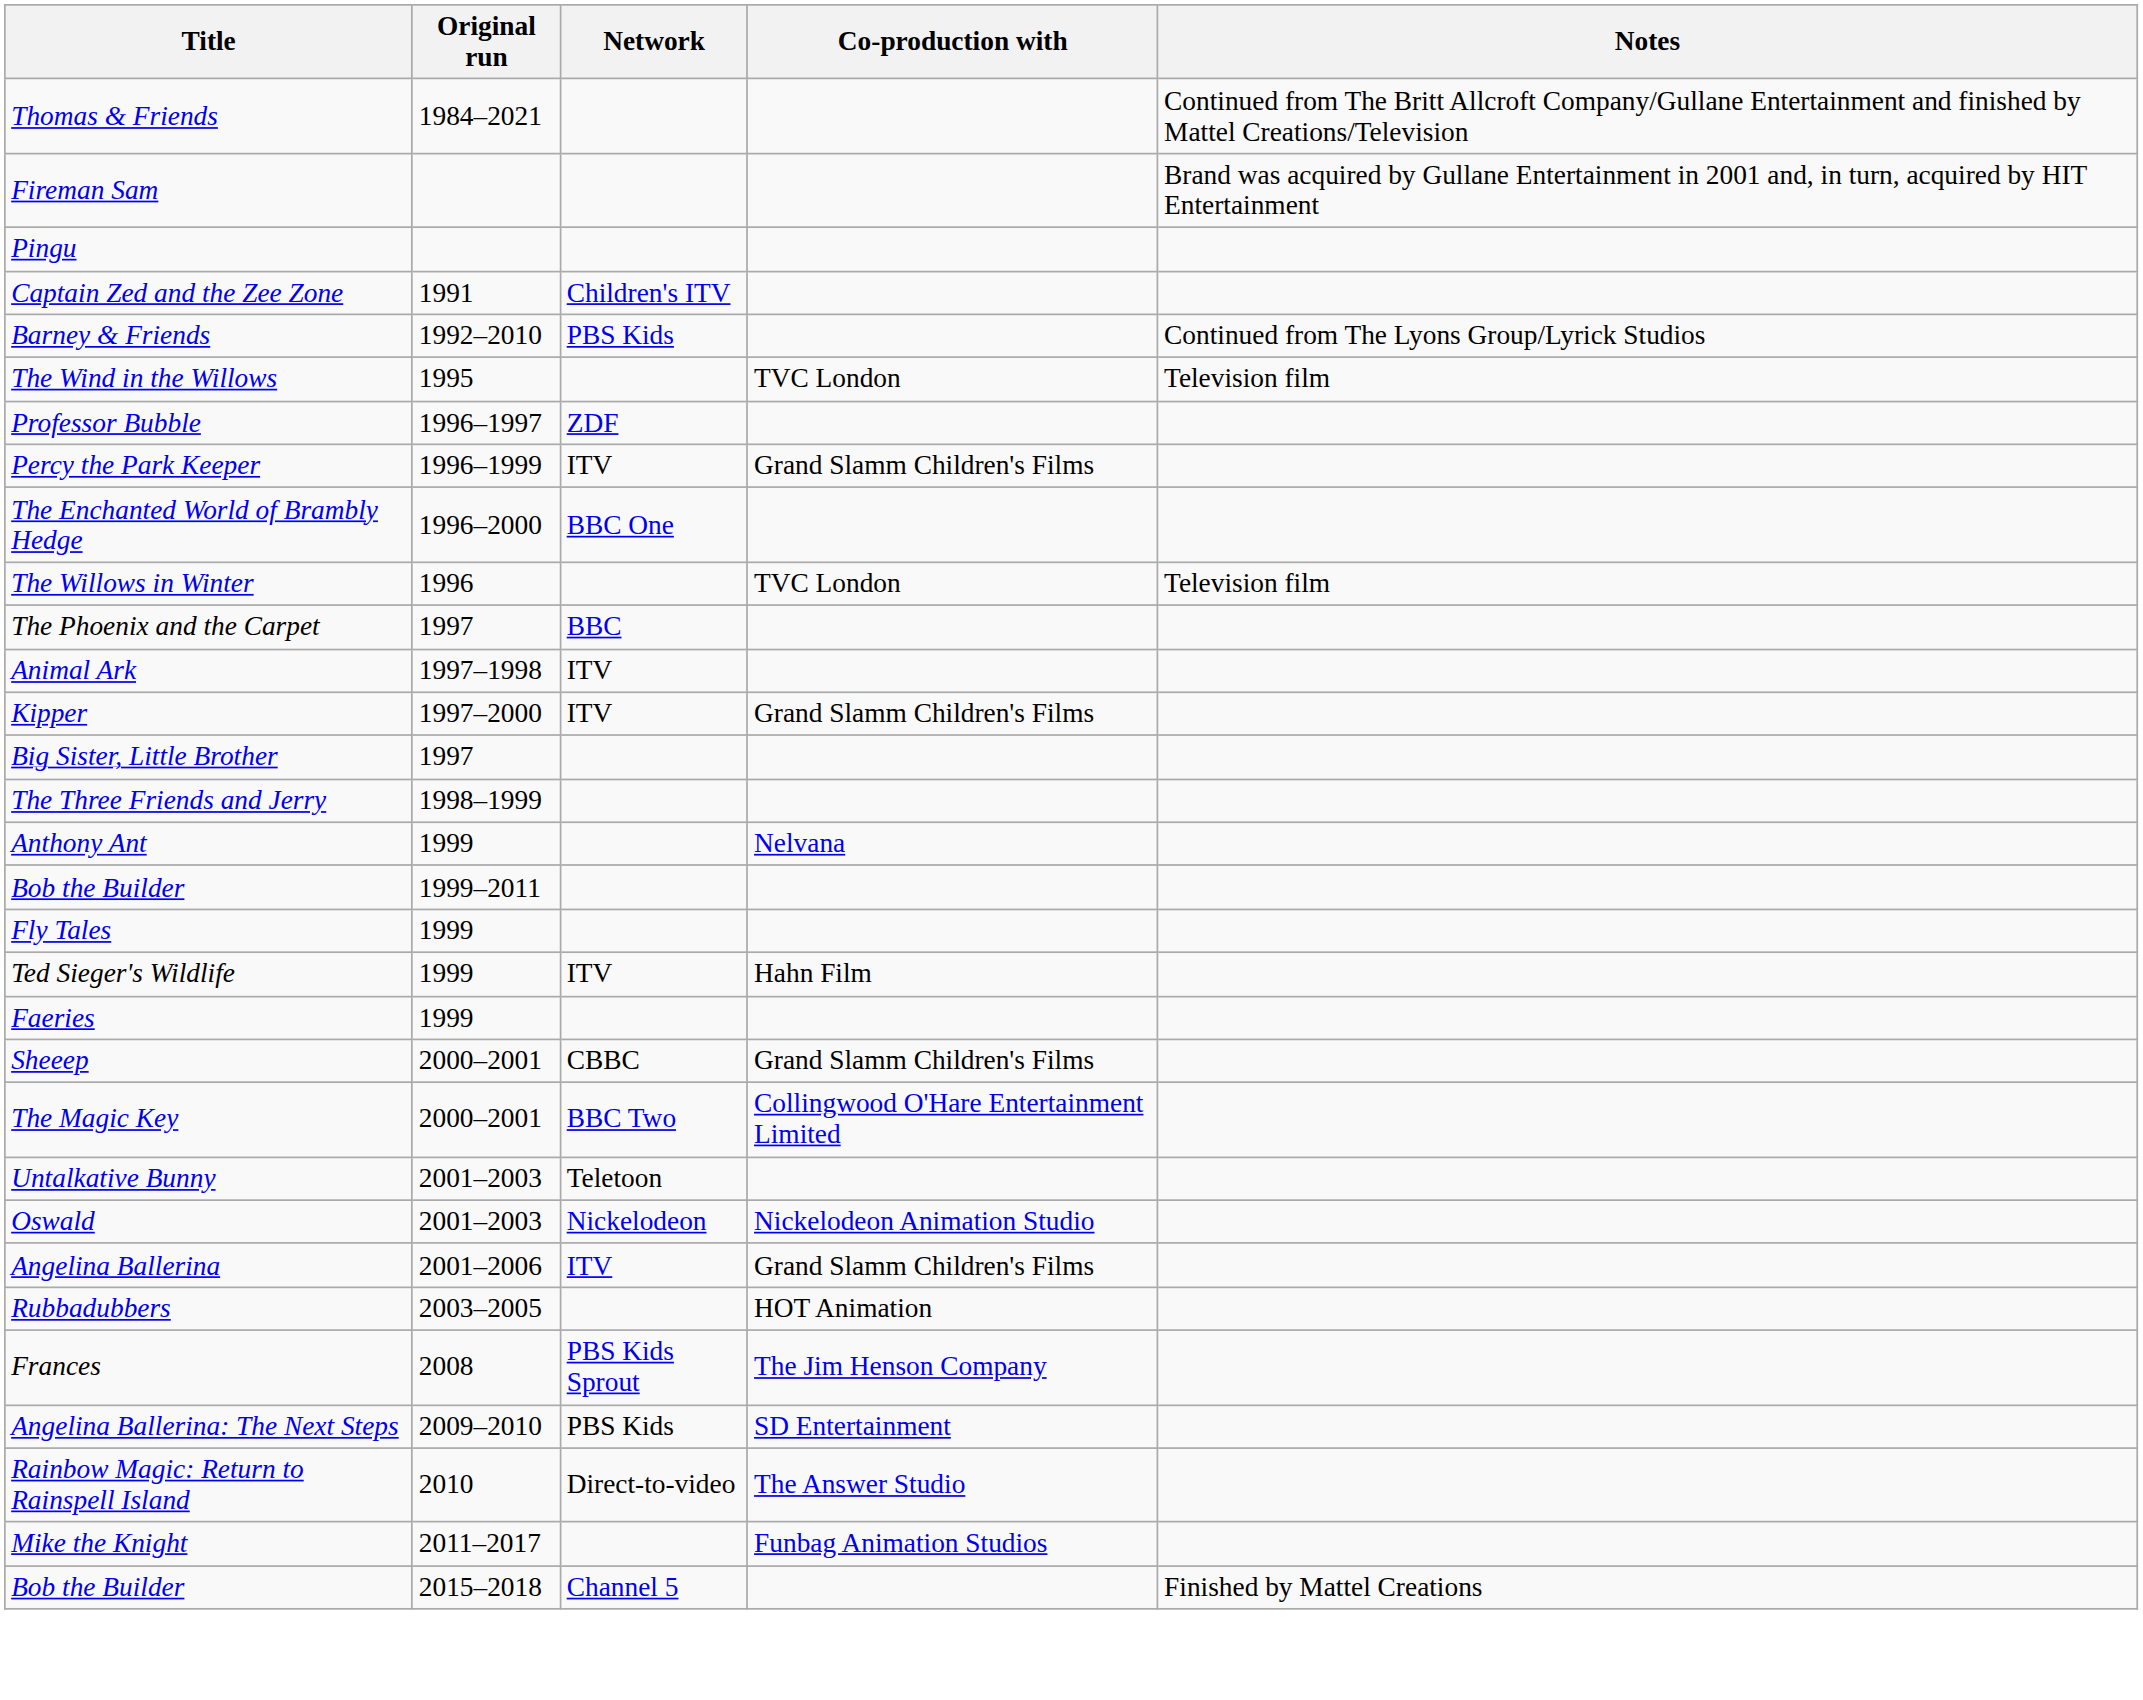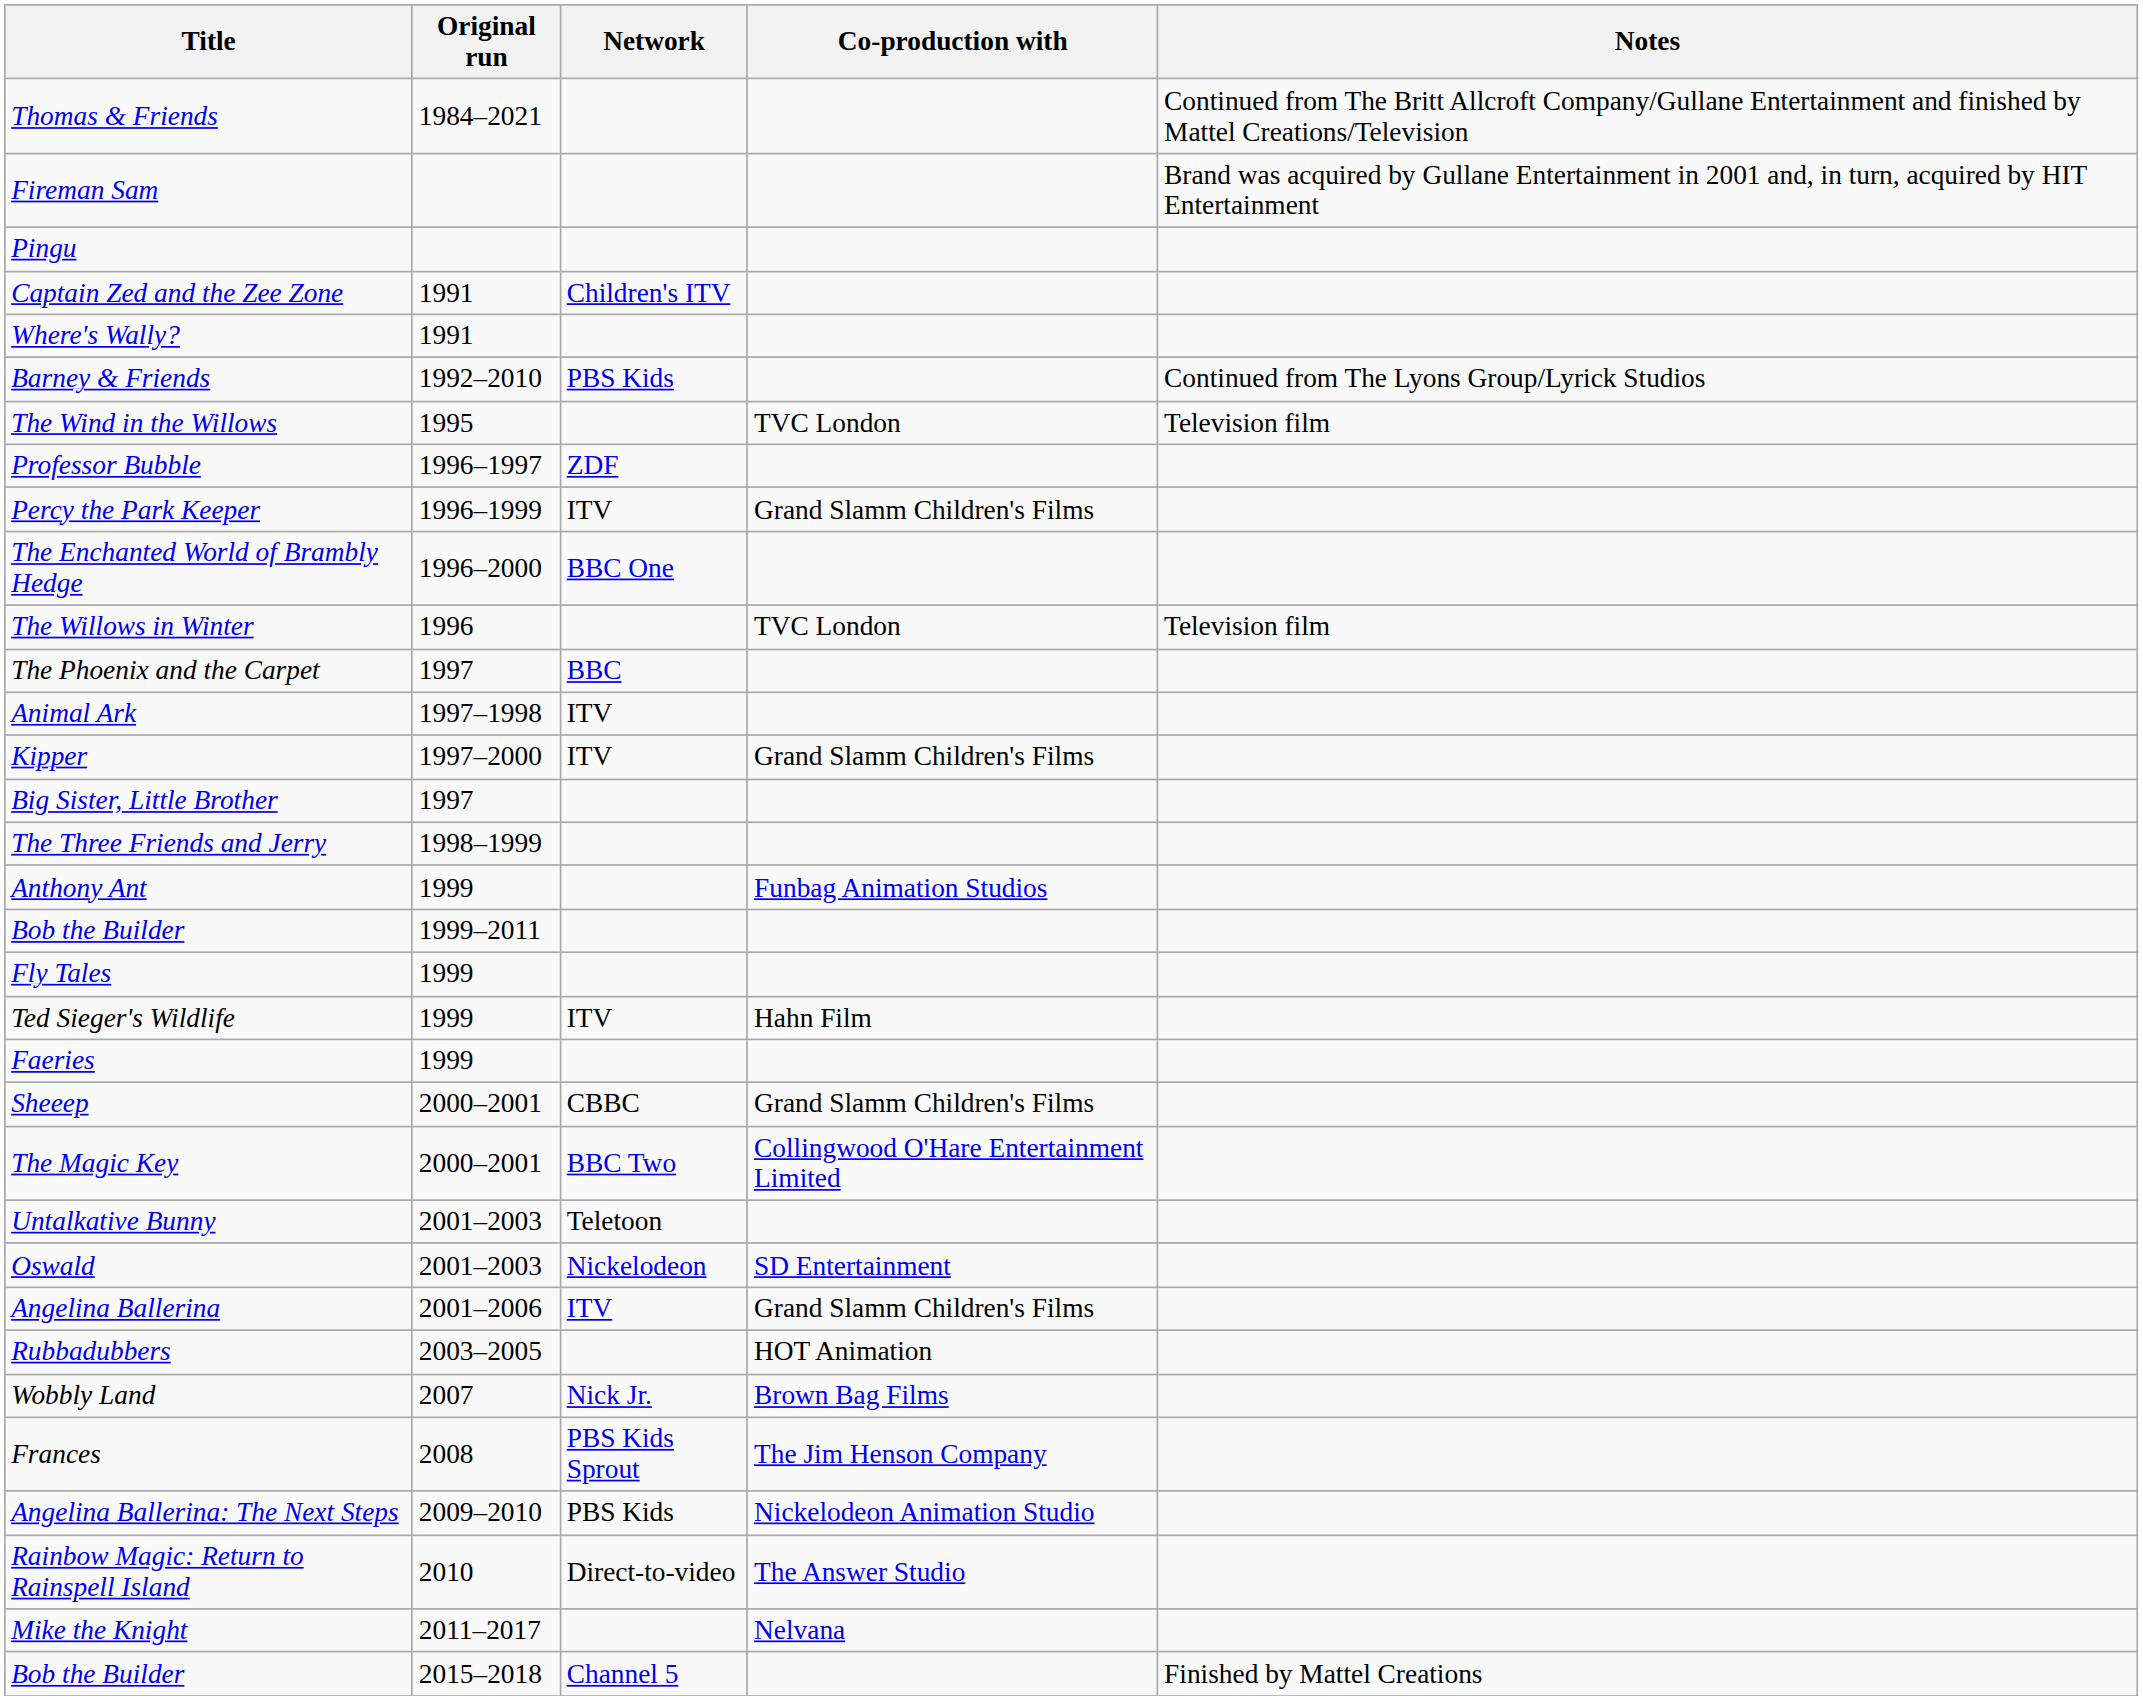+ row: (96, 335)
(800, 843) Nelvana -> (901, 886) Funbag Animation Studios
(924, 1221) Nickelodeon Animation Studio -> (852, 1264) SD Entertainment
+ row: (83, 1395)
(852, 1425) SD Entertainment -> (924, 1512) Nickelodeon Animation Studio
(901, 1543) Funbag Animation Studios -> (800, 1630) Nelvana
